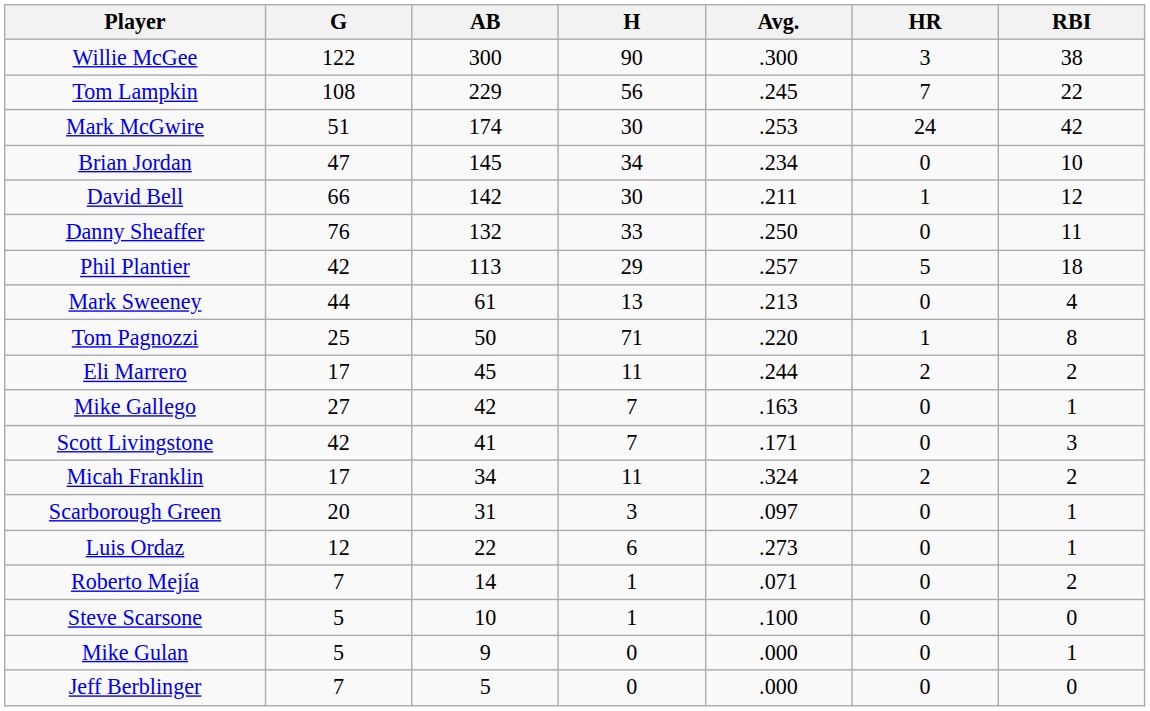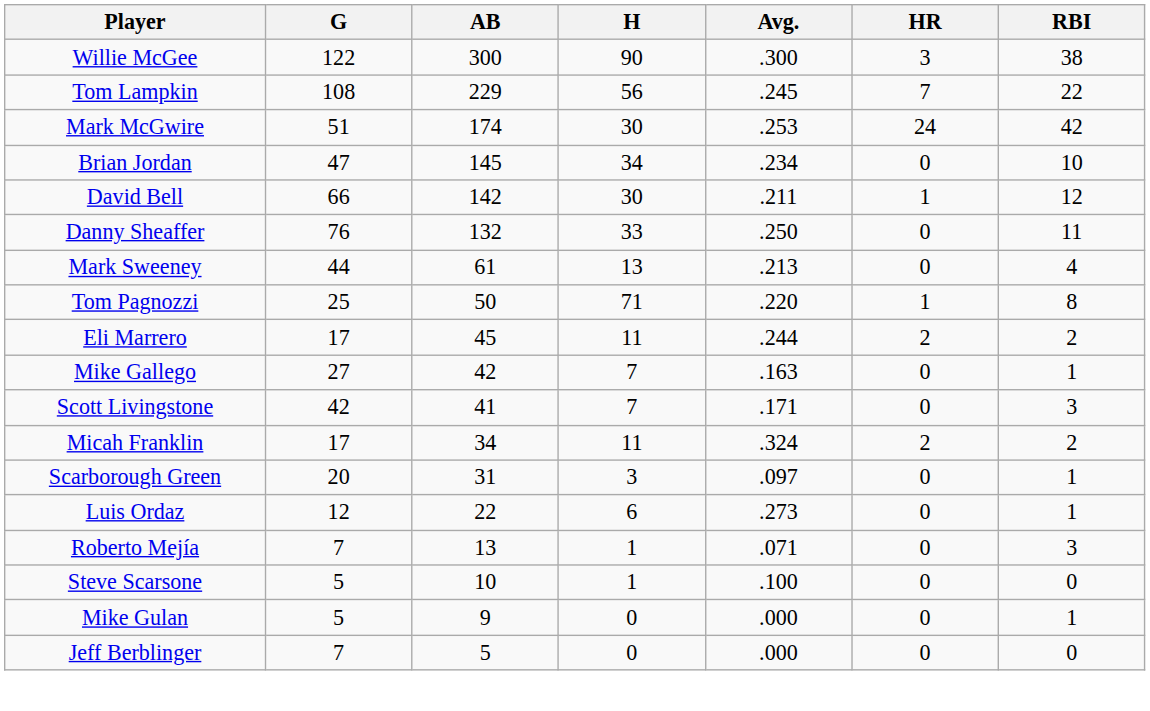- row: (135, 267)
(485, 582) 14 -> (485, 547) 13
(1072, 582) 2 -> (1072, 547) 3
